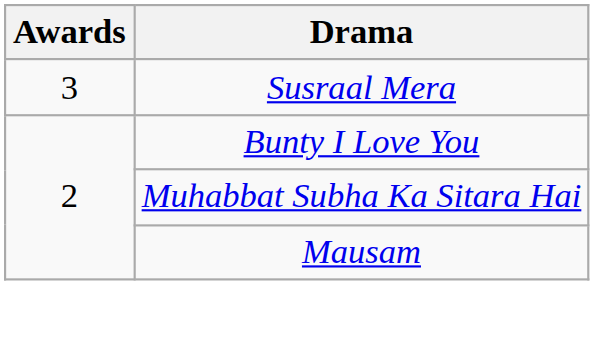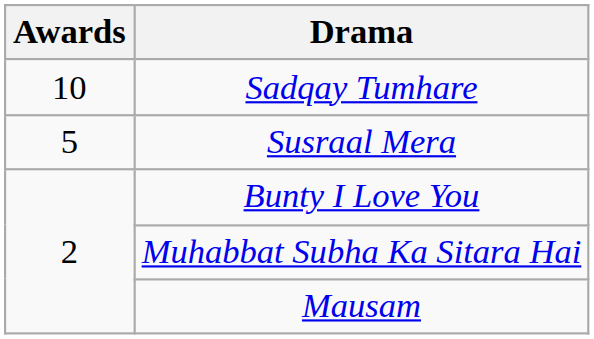+ row: (361, 86)
(69, 86) 3 -> (69, 141) 5
